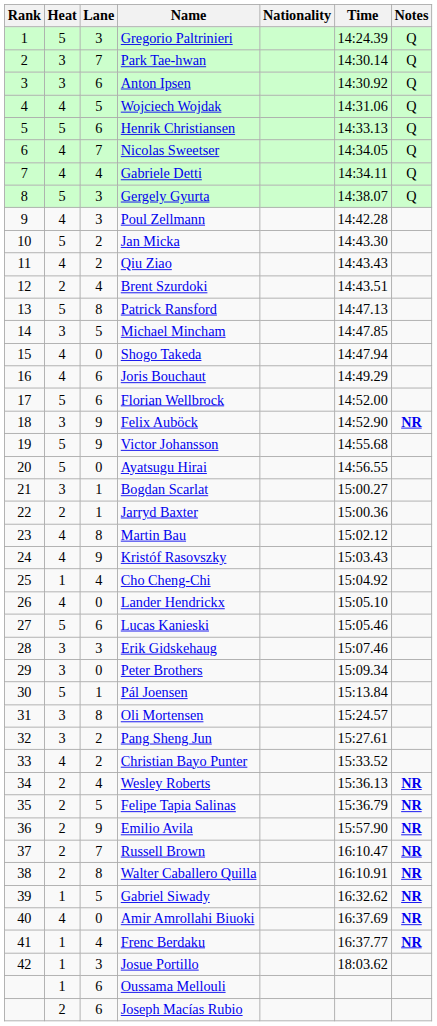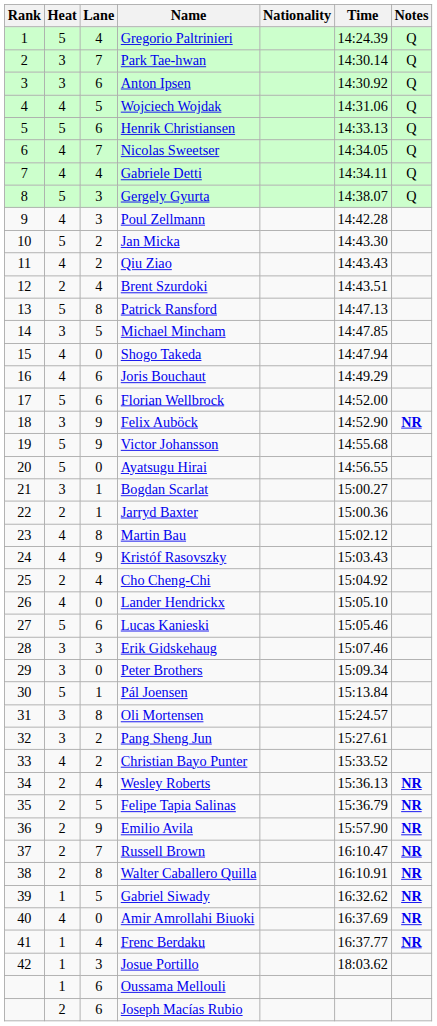(99, 38) 3 -> (99, 38) 4
(62, 580) 1 -> (62, 580) 2
